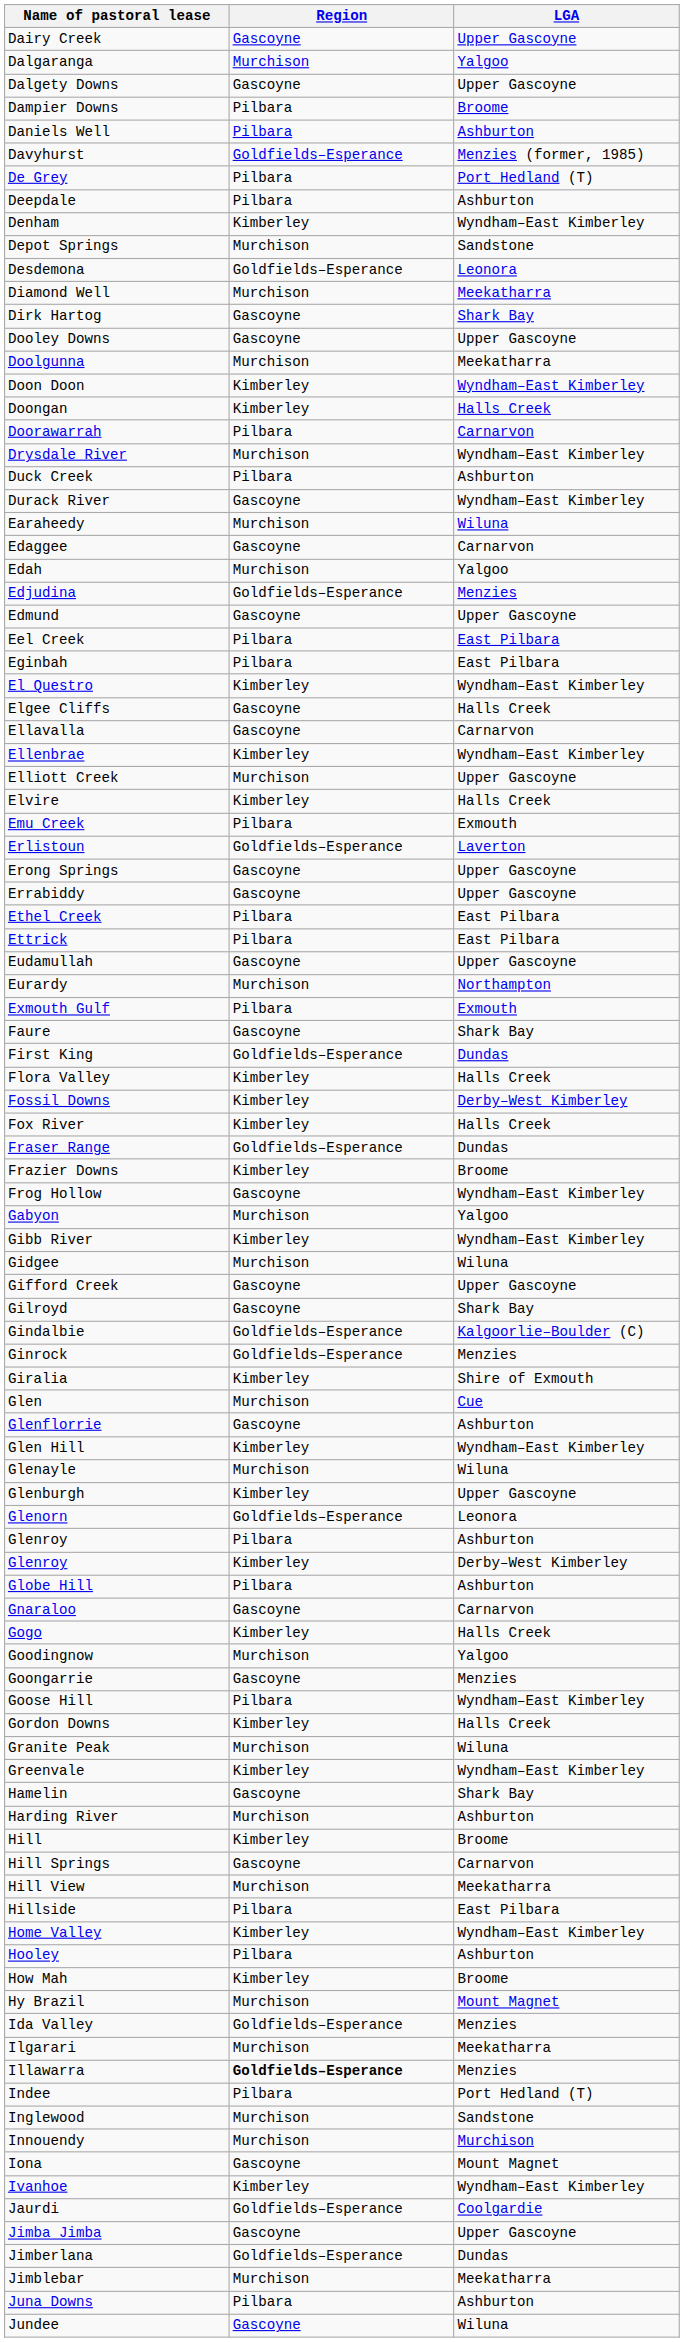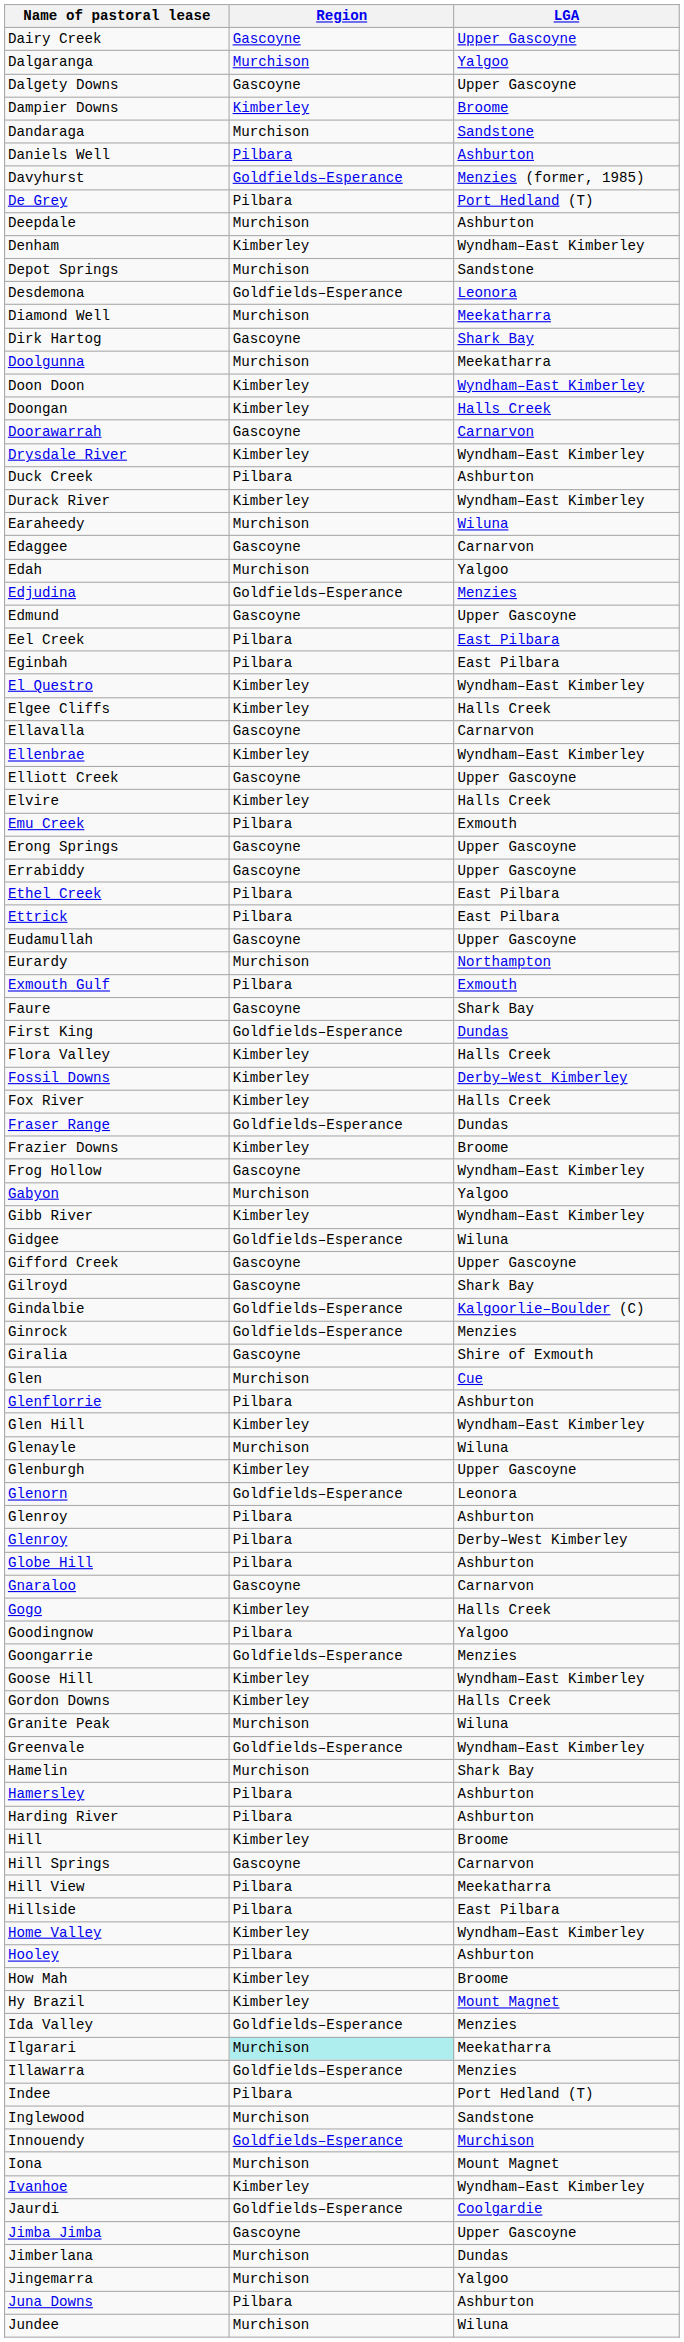(262, 108) Pilbara -> (271, 108) Kimberley
+ row: (46, 132)
(262, 201) Pilbara -> (271, 224) Murchison
- row: (59, 339)
(262, 432) Pilbara -> (267, 432) Gascoyne
(271, 455) Murchison -> (271, 455) Kimberley
(267, 501) Gascoyne -> (271, 501) Kimberley
(267, 709) Gascoyne -> (271, 709) Kimberley
(271, 778) Murchison -> (267, 778) Gascoyne
- row: (46, 847)
(271, 1263) Murchison -> (318, 1240) Goldfields–Esperance
(271, 1379) Kimberley -> (267, 1356) Gascoyne
(267, 1425) Gascoyne -> (262, 1402) Pilbara
(271, 1563) Kimberley -> (262, 1540) Pilbara
(271, 1656) Murchison -> (262, 1633) Pilbara
(267, 1679) Gascoyne -> (318, 1656) Goldfields–Esperance
(262, 1702) Pilbara -> (271, 1679) Kimberley
(271, 1771) Kimberley -> (318, 1748) Goldfields–Esperance
(267, 1794) Gascoyne -> (271, 1771) Murchison
+ row: (46, 1794)
(271, 1817) Murchison -> (262, 1817) Pilbara
(271, 1887) Murchison -> (262, 1887) Pilbara
(271, 2002) Murchison -> (271, 2002) Kimberley
(271, 2048) no background -> (271, 2048) paleturquoise background
(318, 2071) bold -> (318, 2071) normal
(271, 2141) Murchison -> (318, 2141) Goldfields–Esperance
(267, 2164) Gascoyne -> (271, 2164) Murchison
(318, 2256) Goldfields–Esperance -> (271, 2256) Murchison
- row: (46, 2279)
+ row: (50, 2279)
(267, 2326) Gascoyne -> (271, 2326) Murchison
